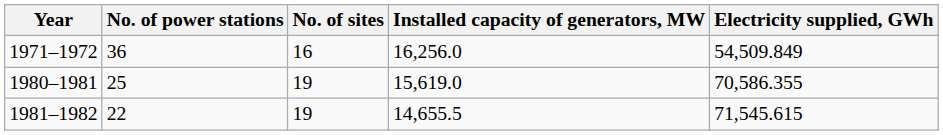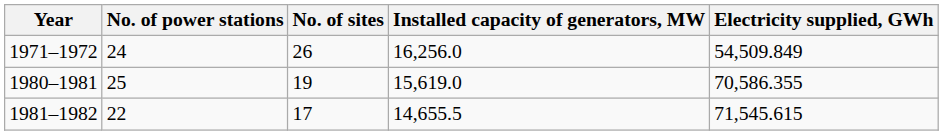(117, 51) 36 -> (117, 51) 24
(302, 51) 16 -> (302, 51) 26
(302, 113) 19 -> (302, 113) 17
